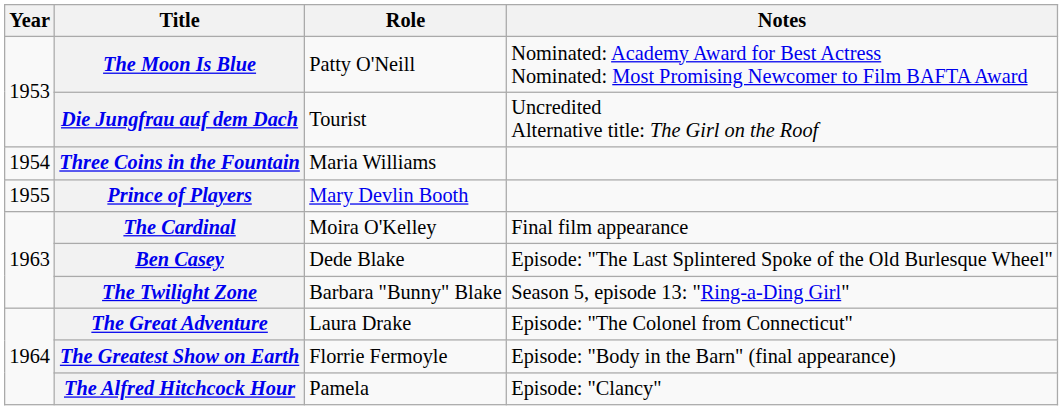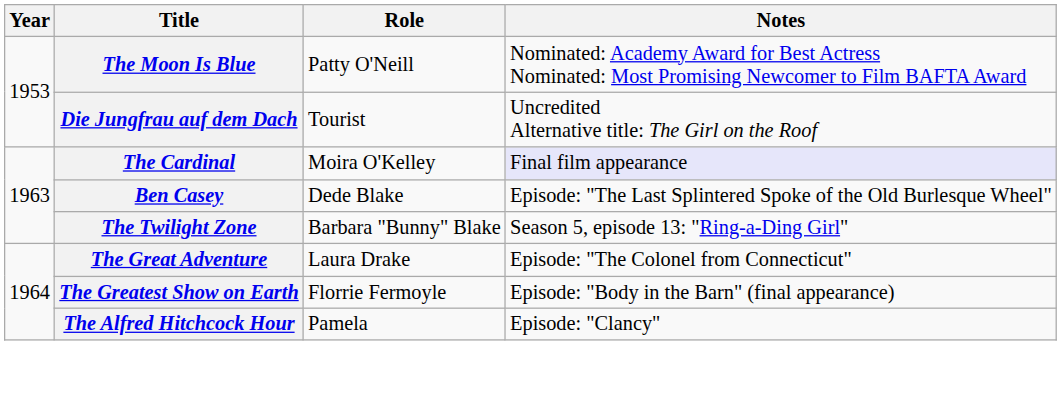- row: (180, 163)
- row: (180, 195)
(600, 227) no background -> (599, 163) lavender background
